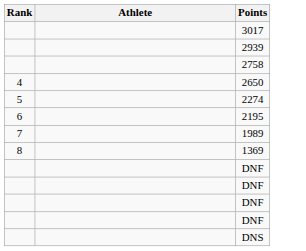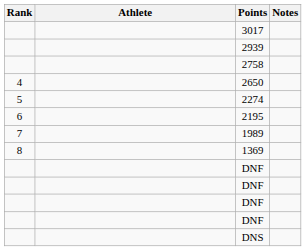+ column: (285, 13)
